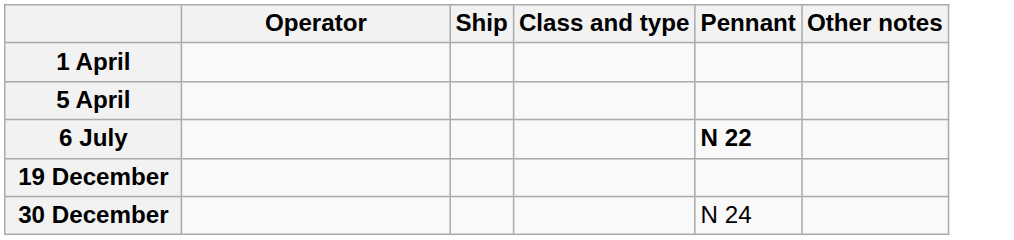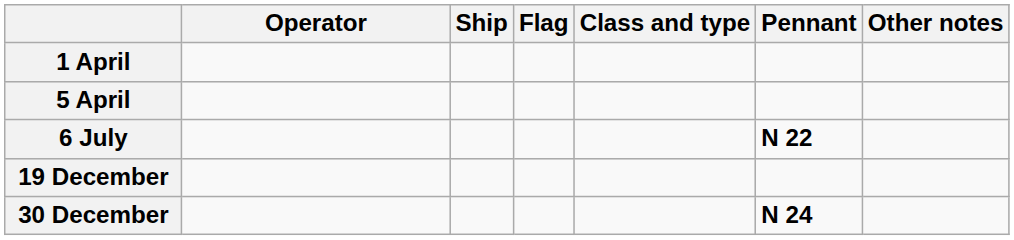+ column: (544, 23)
(726, 215) normal -> (787, 215) bold
